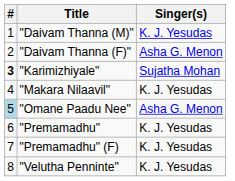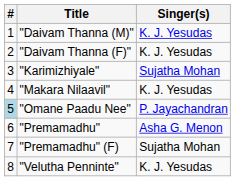(181, 52) Asha G. Menon -> (176, 52) K. J. Yesudas
(11, 71) bold -> (11, 71) normal
(181, 109) Asha G. Menon -> (184, 109) P. Jayachandran
(176, 128) K. J. Yesudas -> (181, 128) Asha G. Menon
(176, 147) K. J. Yesudas -> (180, 147) Sujatha Mohan
